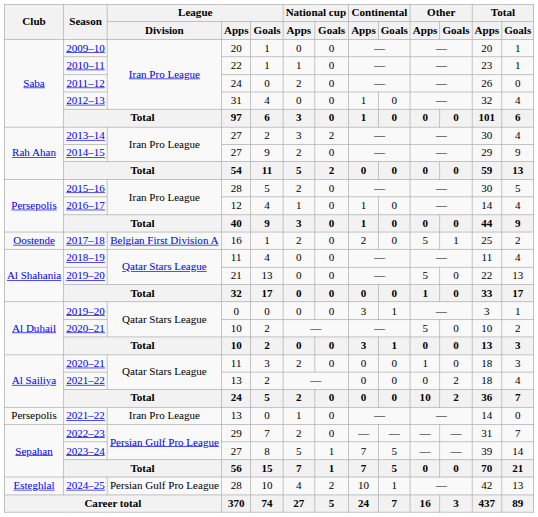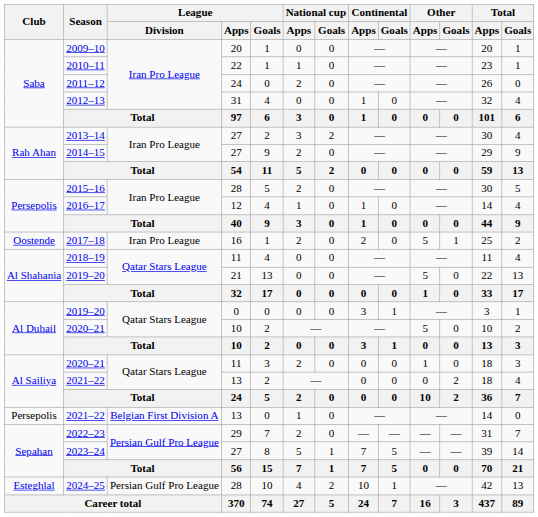(164, 240) Belgian First Division A -> (164, 240) Iran Pro League
(164, 415) Iran Pro League -> (164, 415) Belgian First Division A
